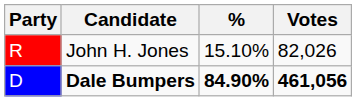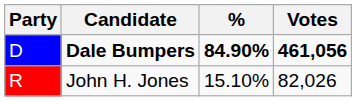rows swapped: (130, 80) <-> (127, 50)
